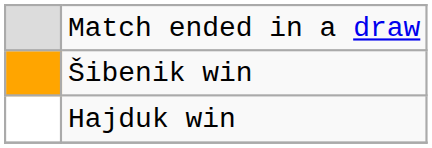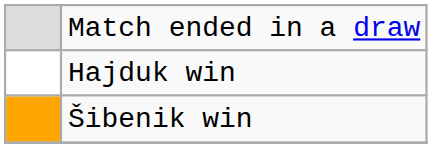rows swapped: (152, 119) <-> (160, 73)
